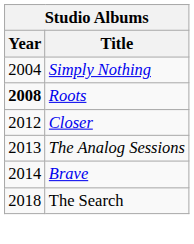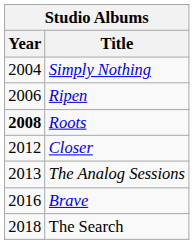+ row: (68, 95)
(25, 174) 2014 -> (25, 200) 2016
